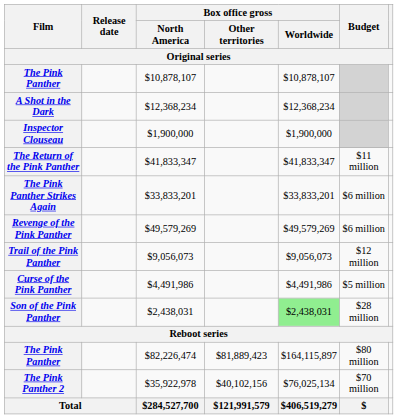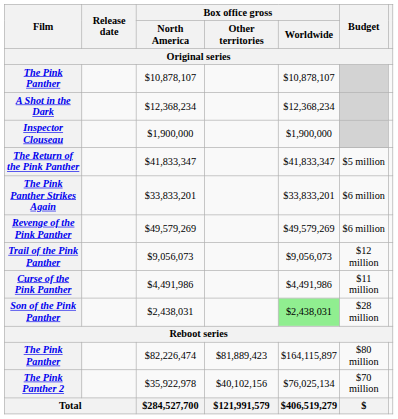(364, 161) $11 million -> (364, 161) $5 million
(364, 284) $5 million -> (364, 284) $11 million
